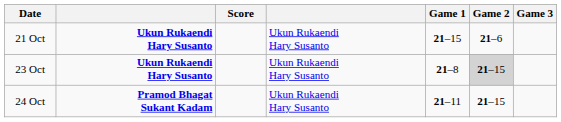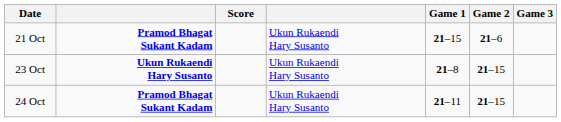(175, 38) Ukun Rukaendi Hary Susanto -> (175, 38) Pramod Bhagat Sukant Kadam
(491, 70) lightgrey background -> (491, 70) no background
